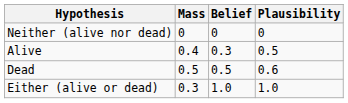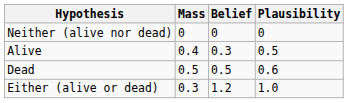(221, 88) 1.0 -> (221, 88) 1.2
